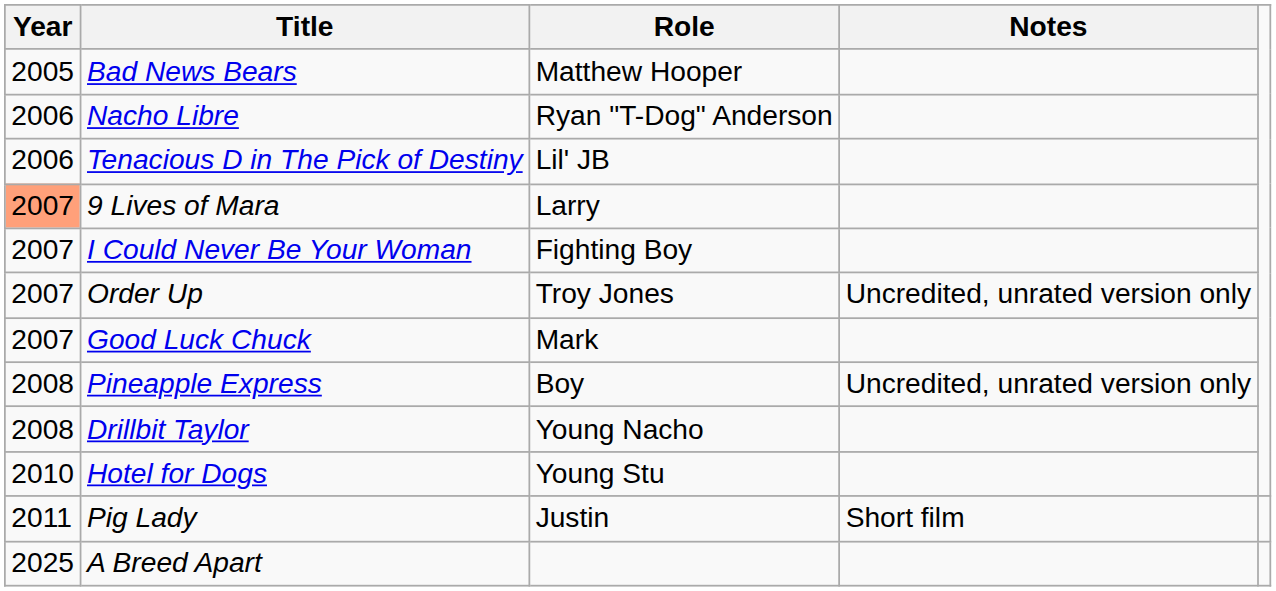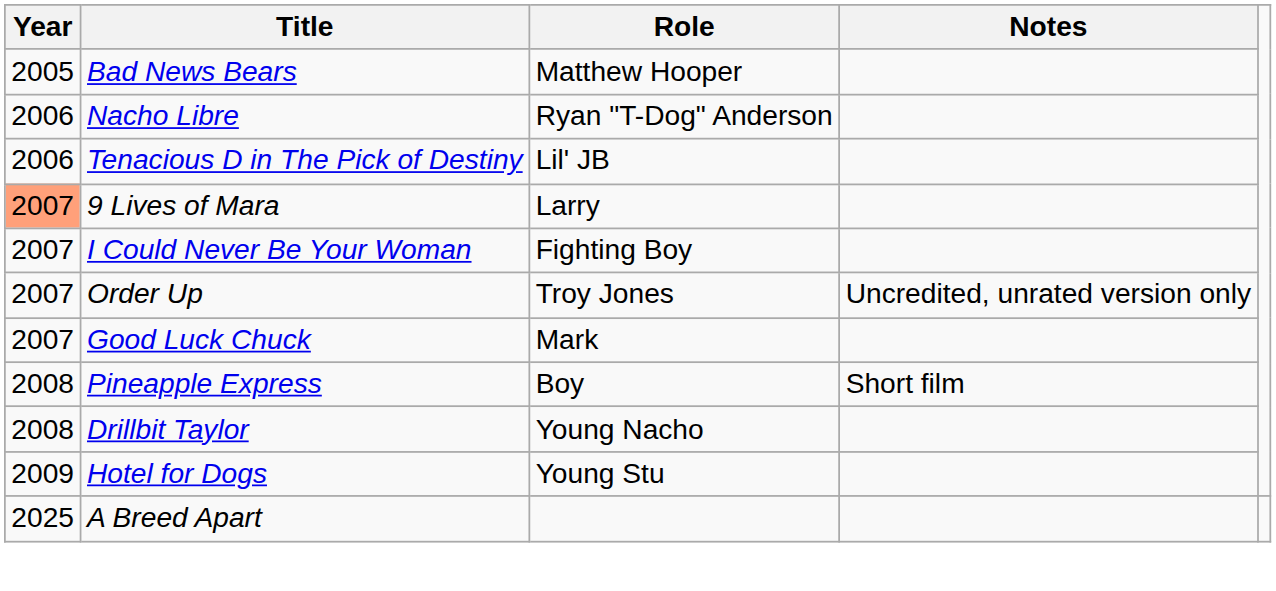(1048, 384) Uncredited, unrated version only -> (905, 384) Short film
(43, 473) 2010 -> (43, 473) 2009
- row: (142, 518)
